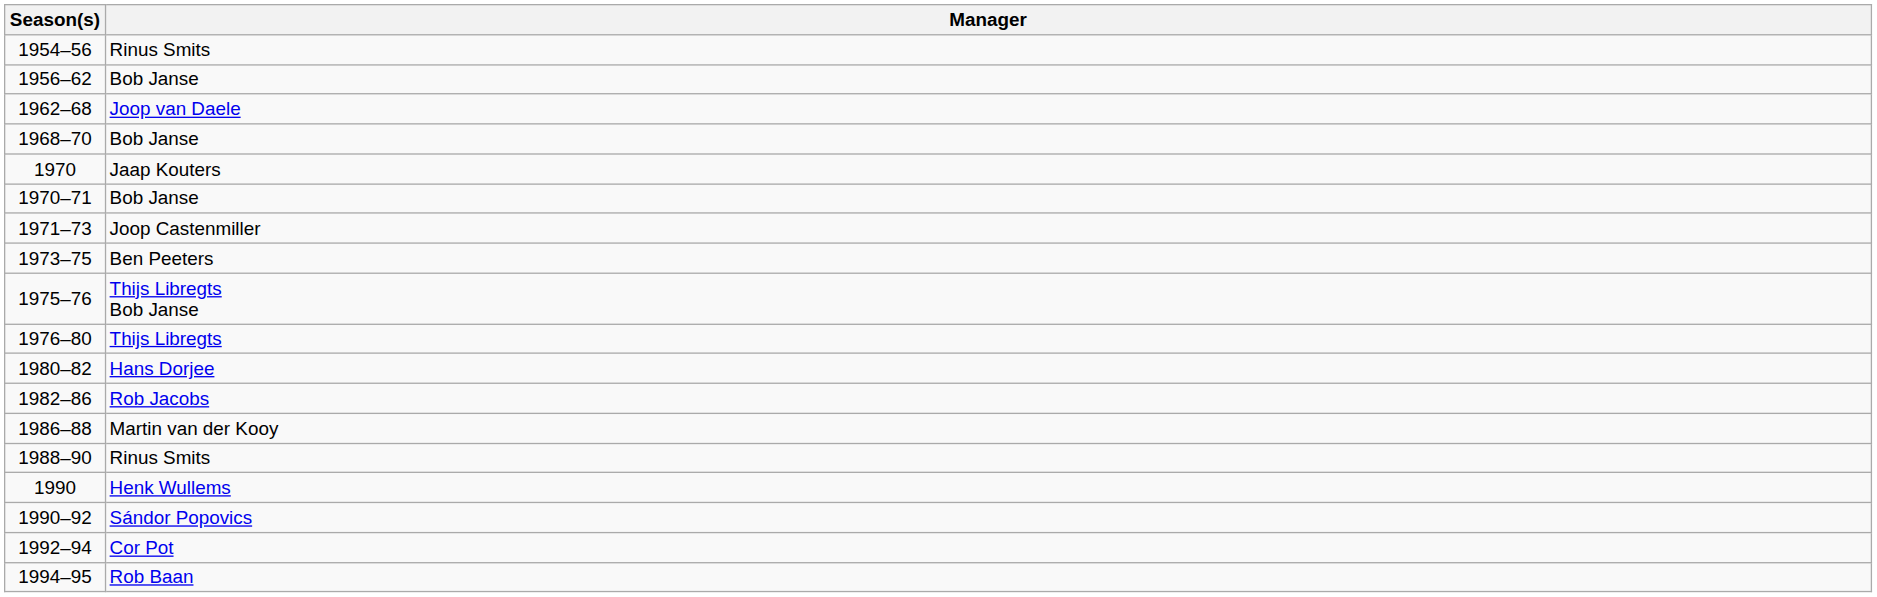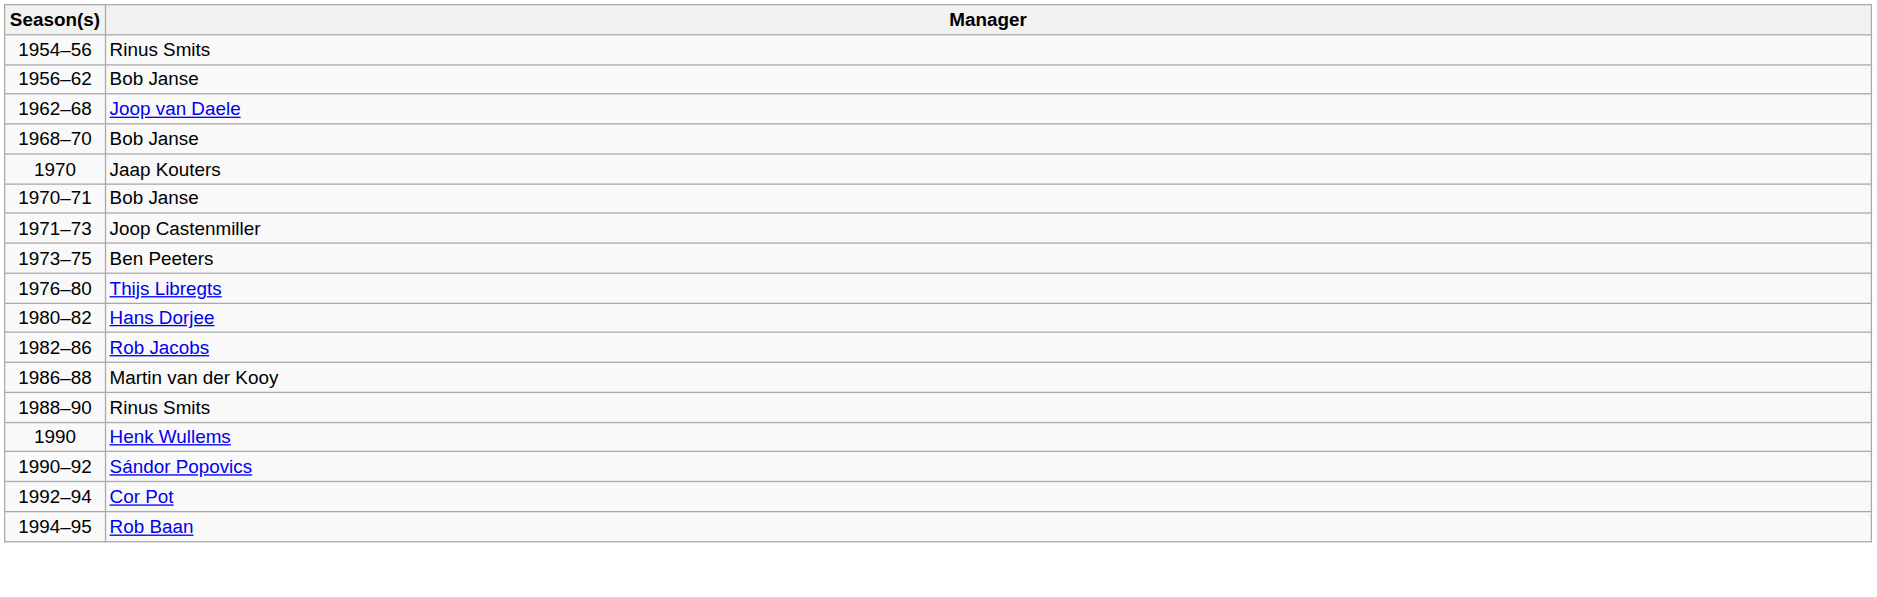- row: (55, 299)
